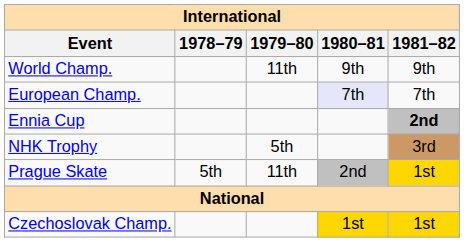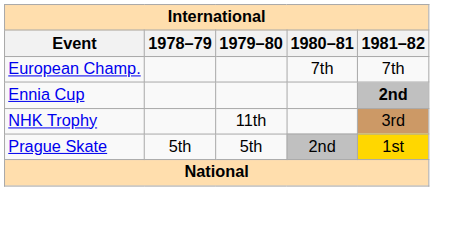- row: (60, 69)
(353, 95) lavender background -> (322, 69) no background
(282, 146) 5th -> (251, 120) 11th
(282, 172) 11th -> (251, 146) 5th
- row: (90, 224)
